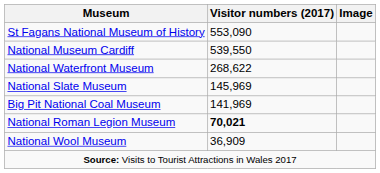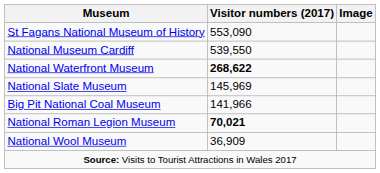(231, 68) normal -> (231, 68) bold
(231, 104) 141,969 -> (231, 104) 141,966
